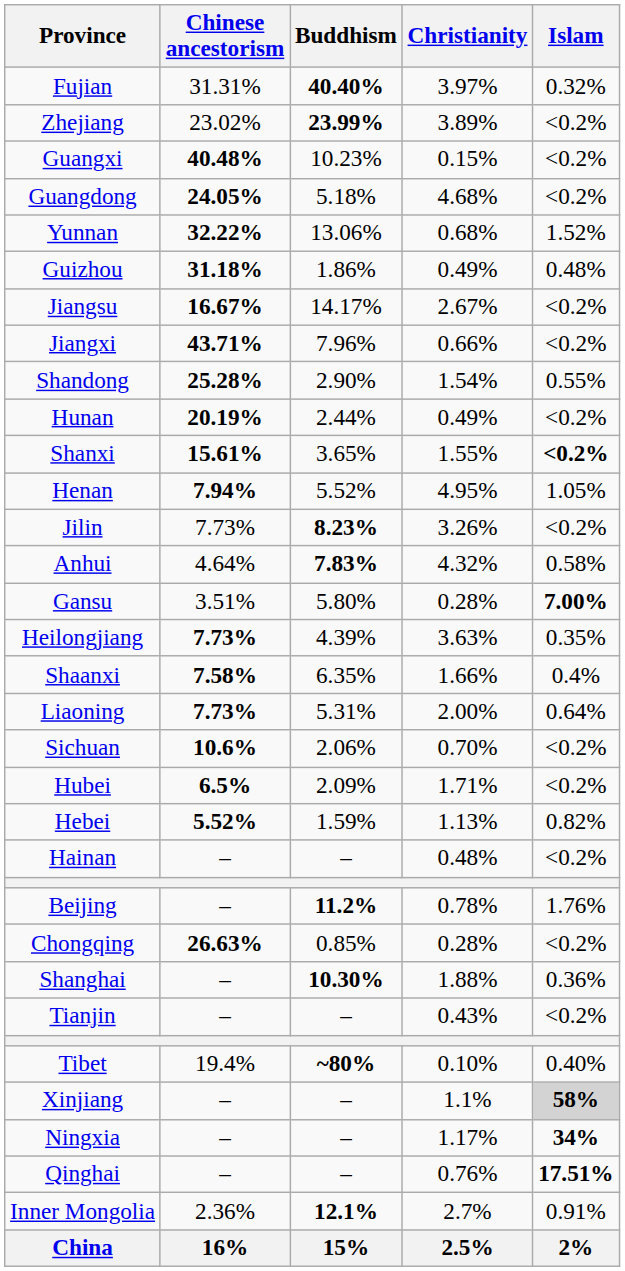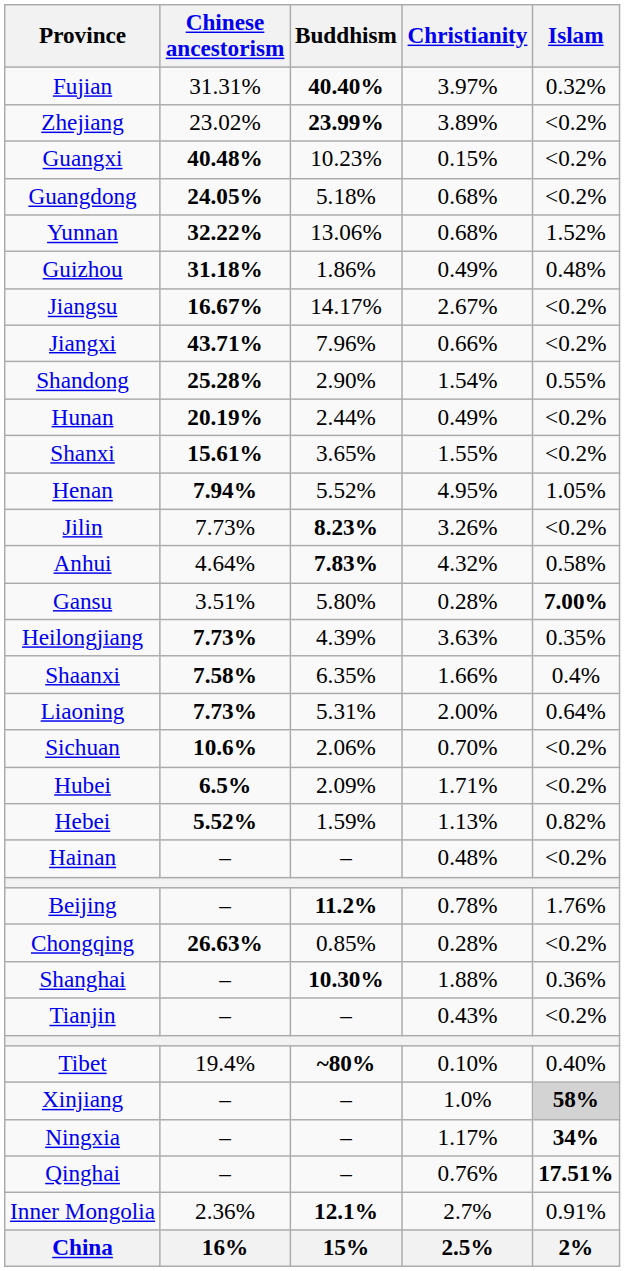(468, 196) 4.68% -> (468, 196) 0.68%
(576, 453) bold -> (576, 453) normal
(468, 1100) 1.1% -> (468, 1100) 1.0%
